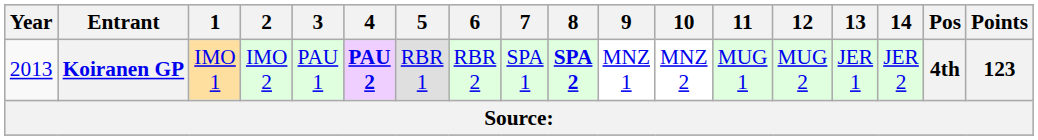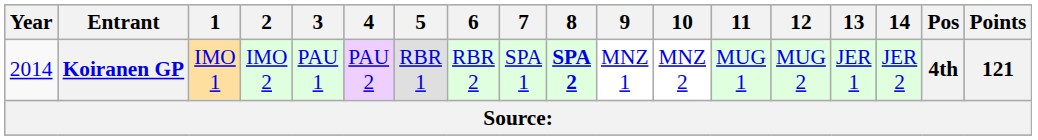(31, 69) 2013 -> (31, 69) 2014
(370, 69) bold -> (369, 69) normal
(1000, 69) 123 -> (998, 69) 121
